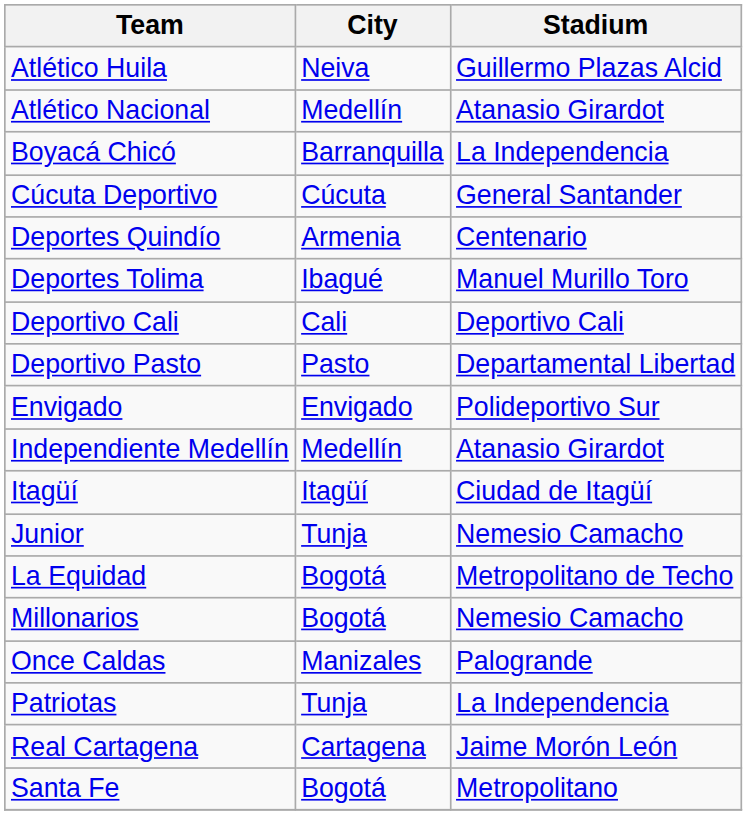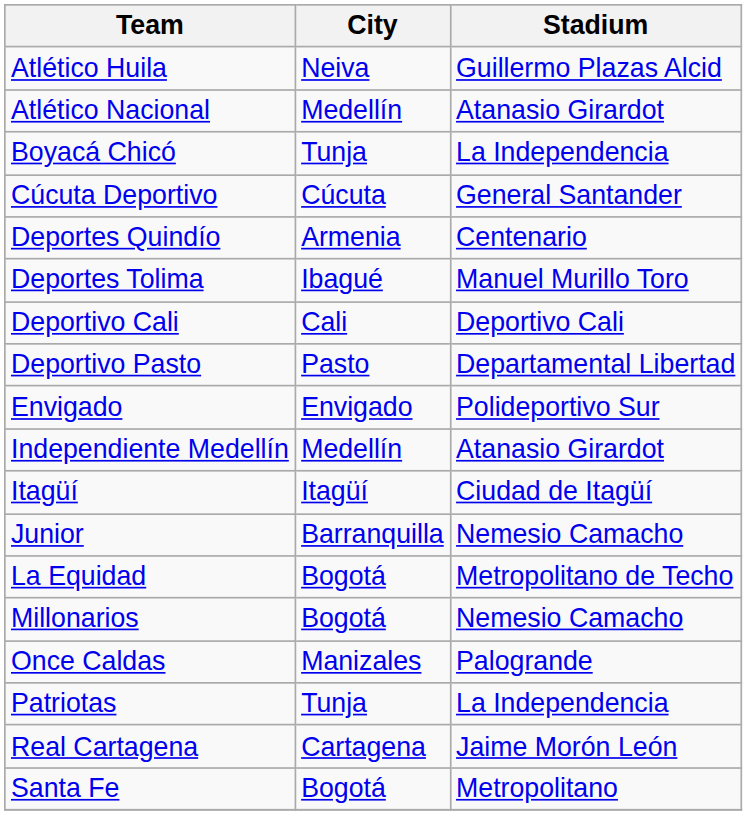(372, 152) Barranquilla -> (334, 152) Tunja
(334, 534) Tunja -> (372, 534) Barranquilla
